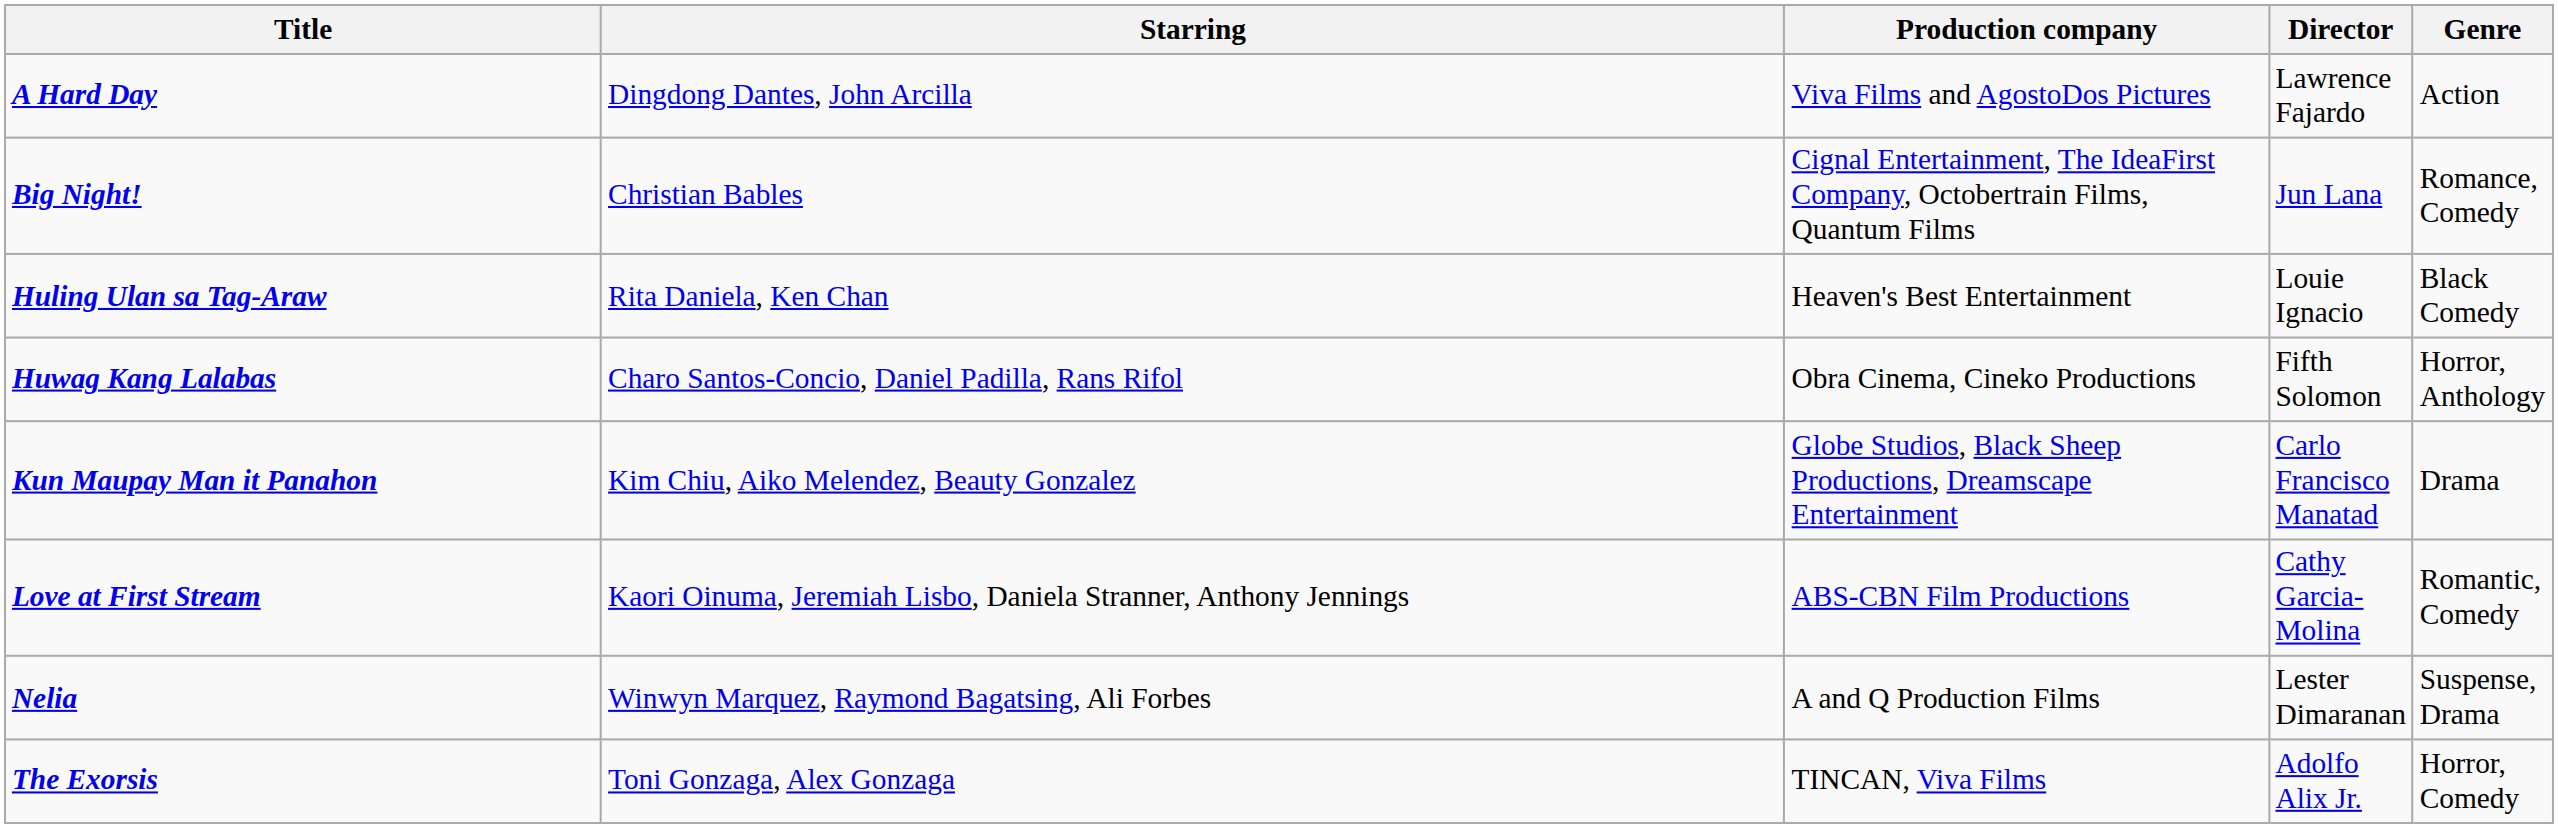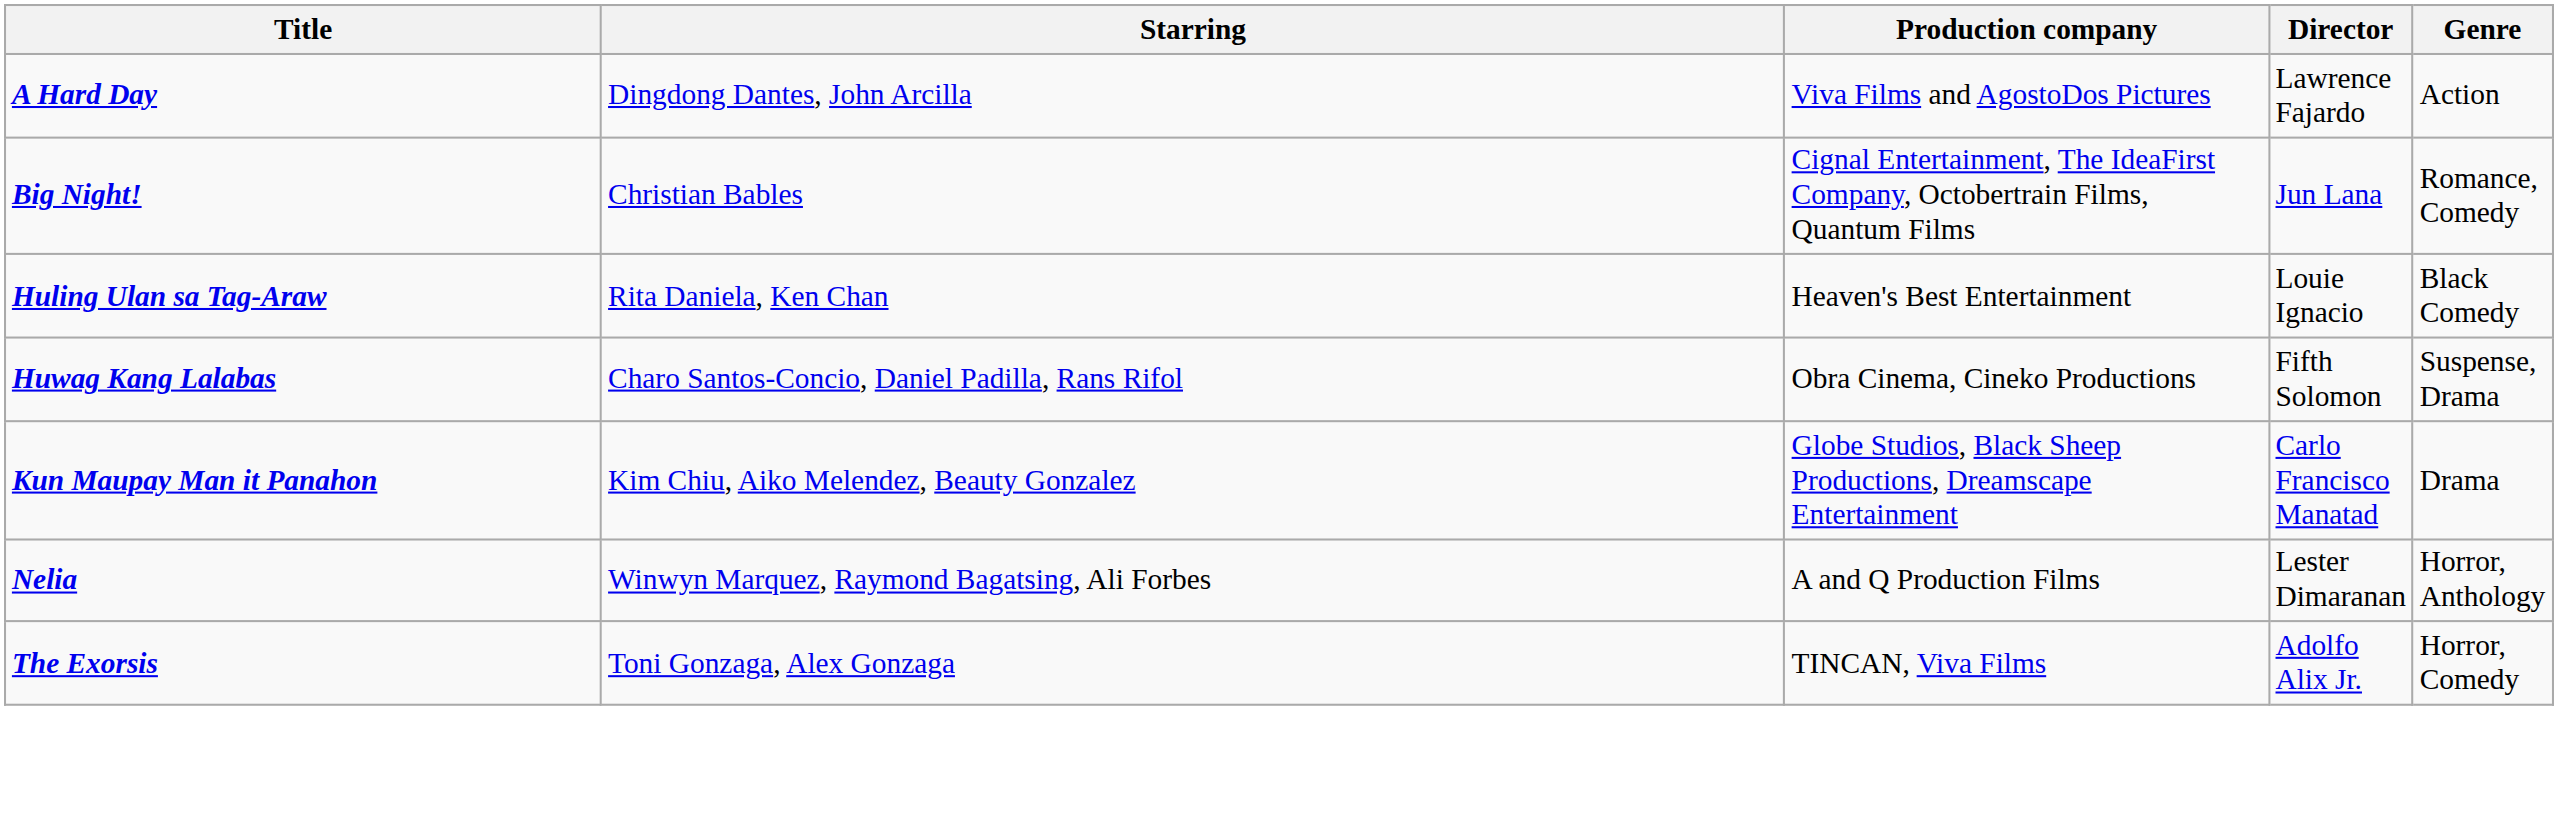(2483, 378) Horror, Anthology -> (2478, 378) Suspense, Drama
- row: (136, 597)
(2478, 697) Suspense, Drama -> (2483, 579) Horror, Anthology
